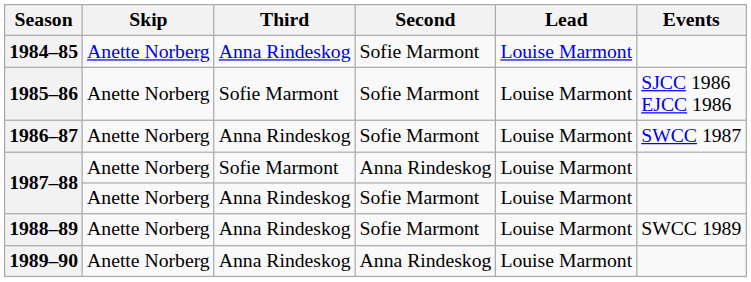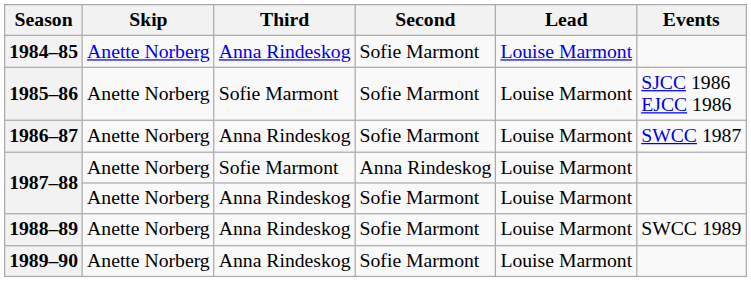(425, 260) Anna Rindeskog -> (419, 260) Sofie Marmont
